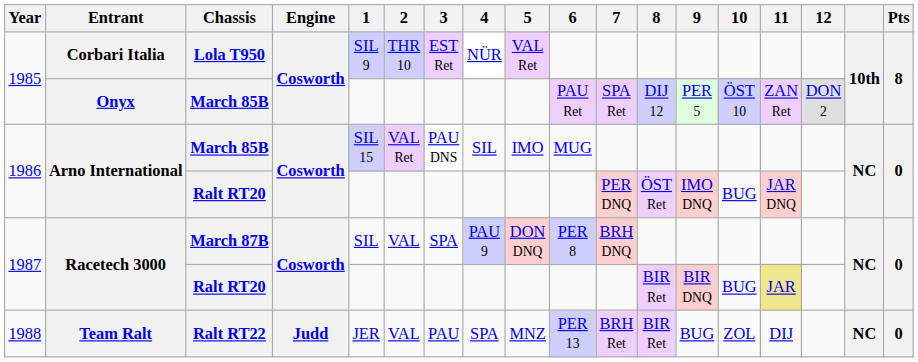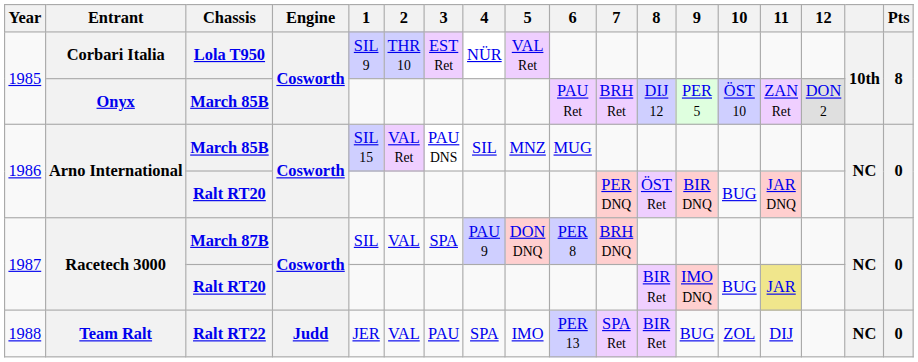(616, 101) SPA Ret -> (616, 101) BRH Ret
(528, 148) IMO -> (528, 148) MNZ
(697, 194) IMO DNQ -> (697, 194) BIR DNQ
(697, 287) BIR DNQ -> (697, 287) IMO DNQ
(528, 333) MNZ -> (528, 333) IMO
(616, 333) BRH Ret -> (616, 333) SPA Ret
